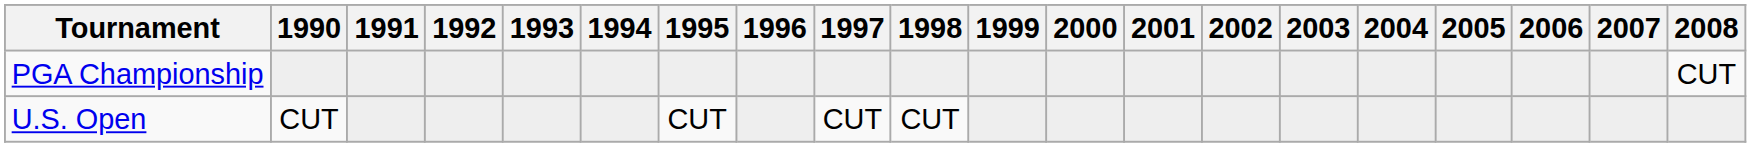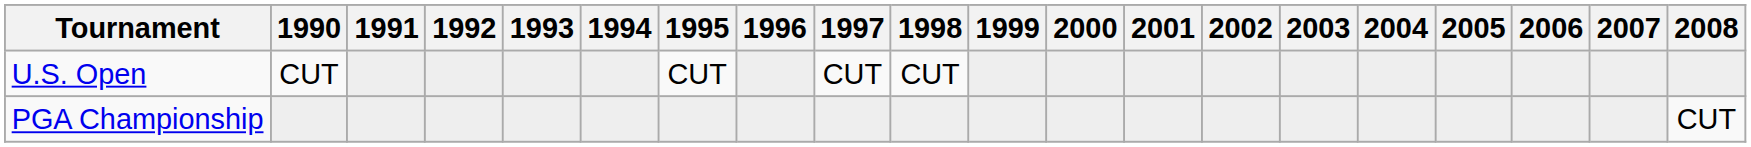rows swapped: (79, 119) <-> (138, 74)
